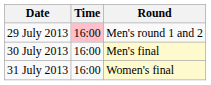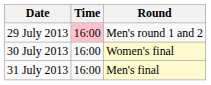(133, 51) Men's final -> (140, 51) Women's final
(140, 70) Women's final -> (133, 70) Men's final
